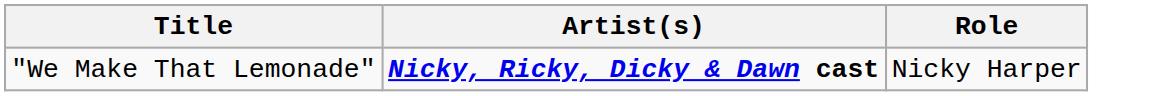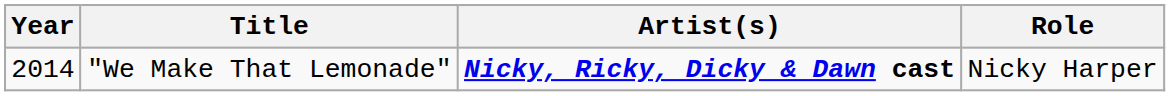+ column: (43, 27)
